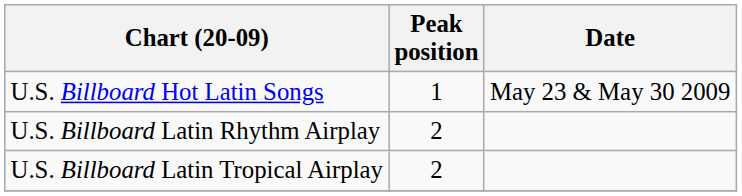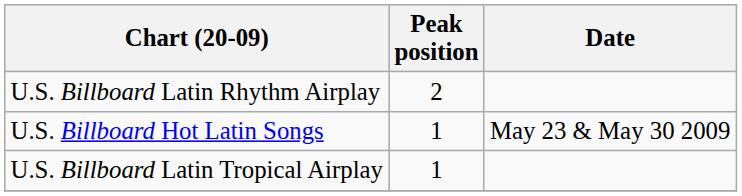rows swapped: (167, 91) <-> (195, 130)
(436, 170) 2 -> (436, 170) 1
